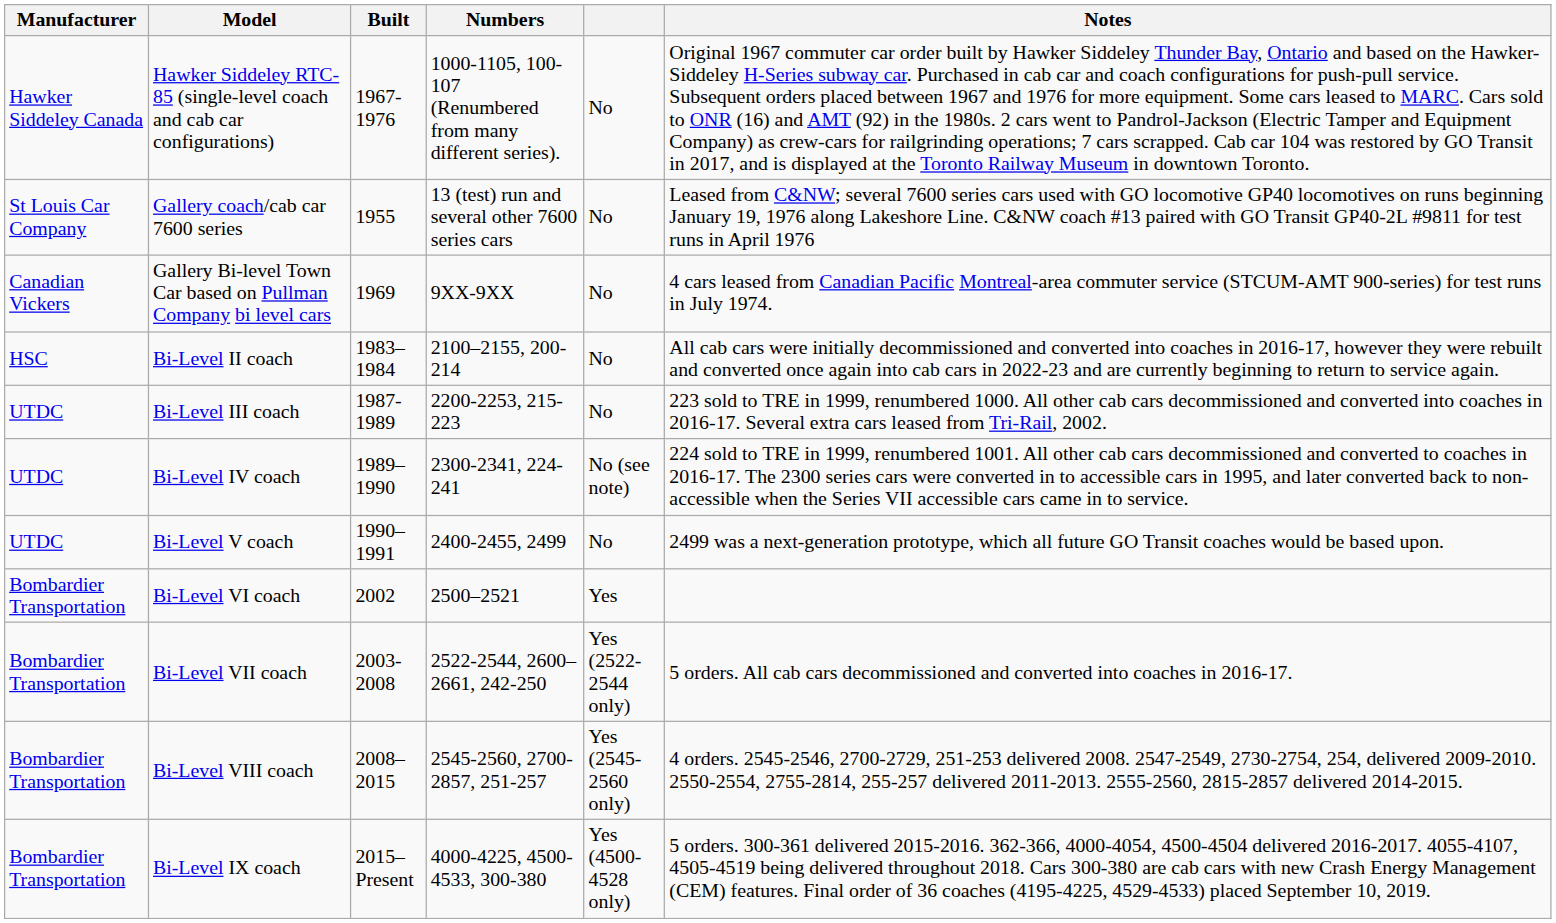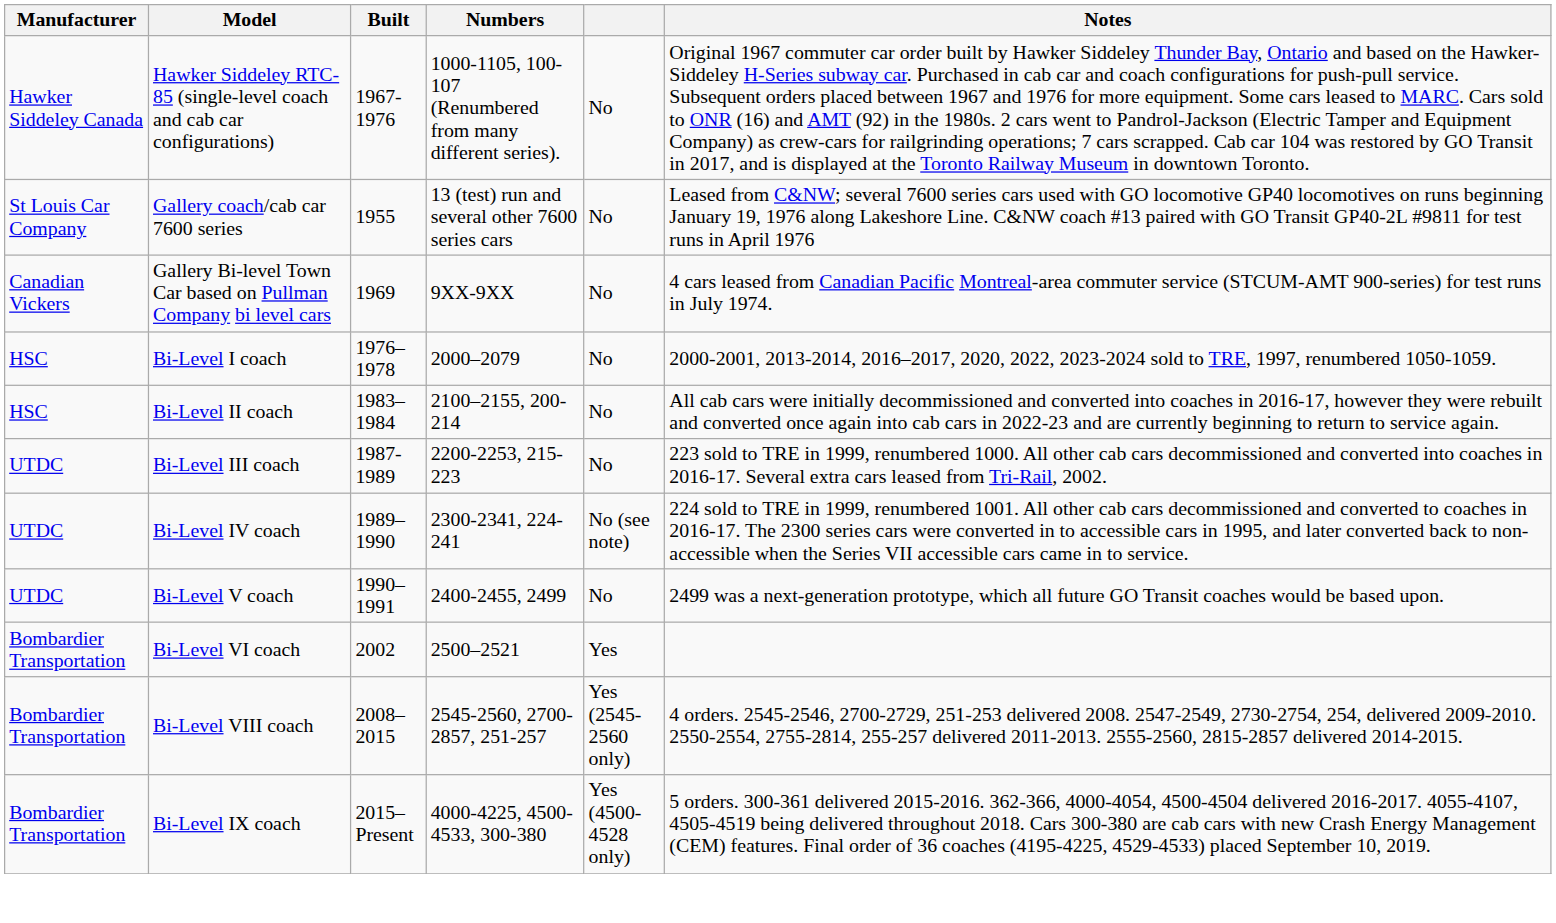+ row: (220, 358)
- row: (230, 671)
